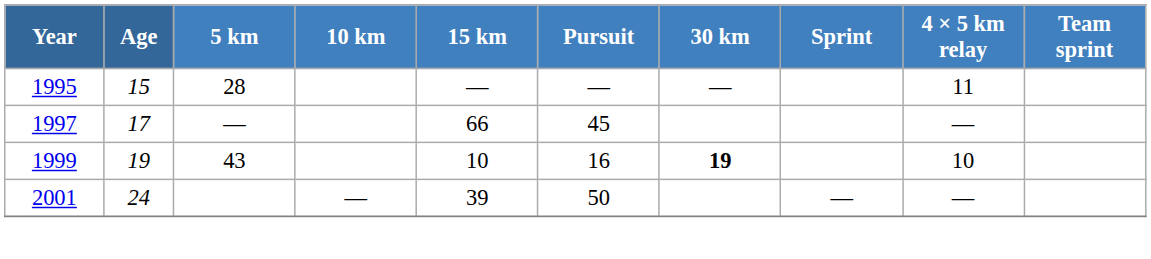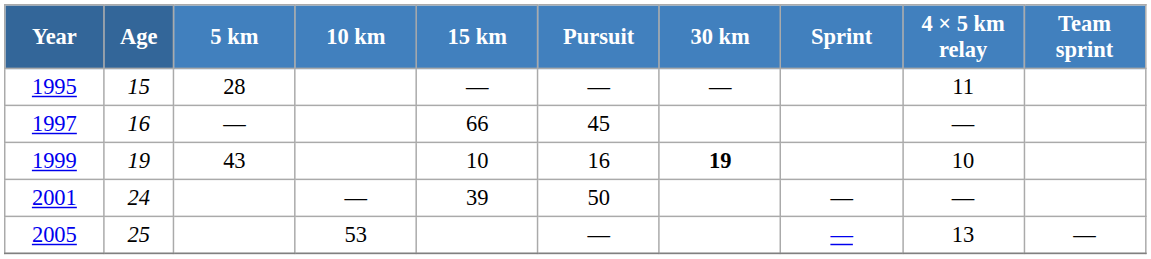(139, 124) 17 -> (139, 124) 16
+ row: (54, 235)
